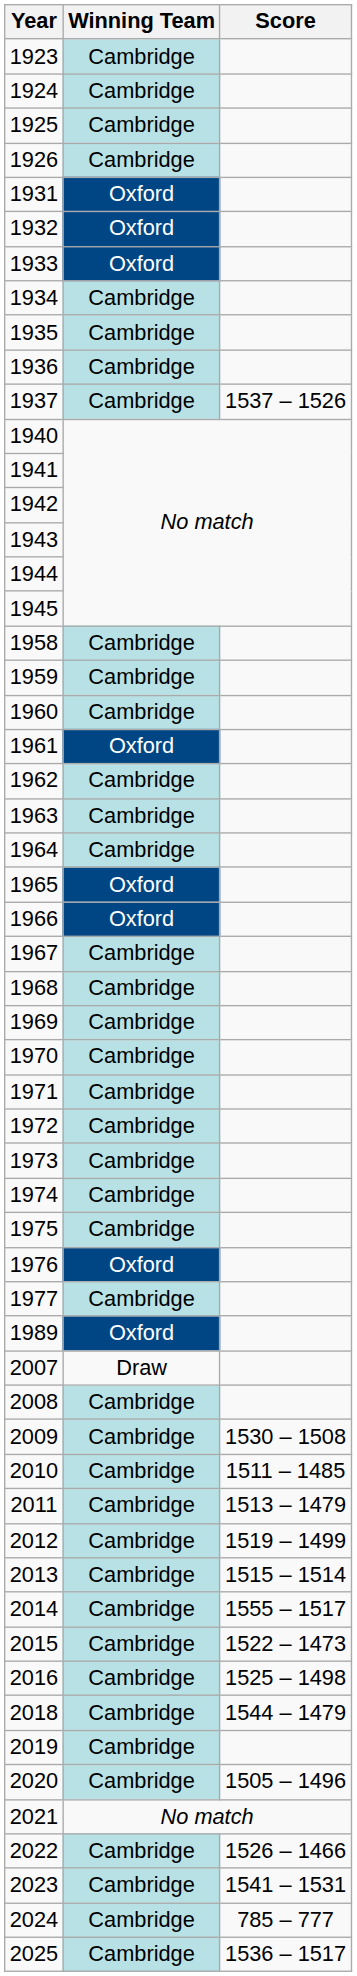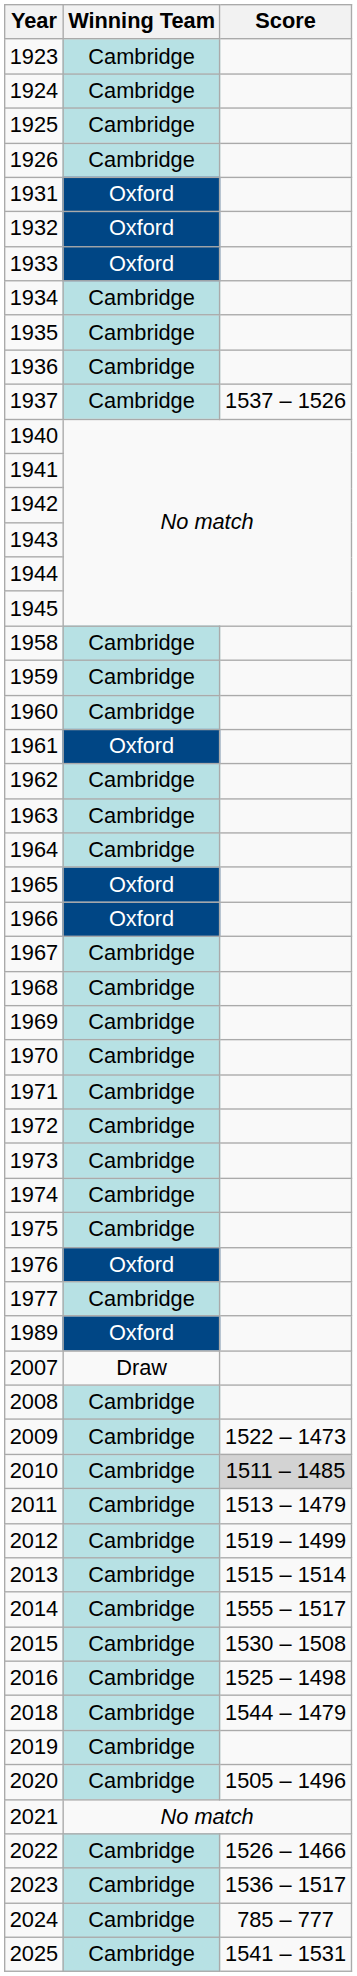(286, 1436) 1530 – 1508 -> (286, 1436) 1522 – 1473
(286, 1471) no background -> (286, 1471) lightgrey background
(286, 1643) 1522 – 1473 -> (286, 1643) 1530 – 1508
(286, 1885) 1541 – 1531 -> (286, 1885) 1536 – 1517
(286, 1954) 1536 – 1517 -> (286, 1954) 1541 – 1531
